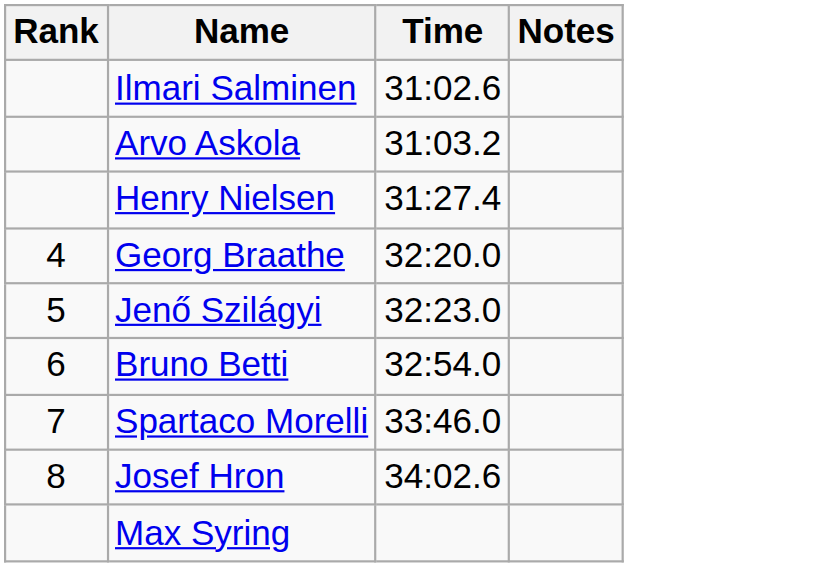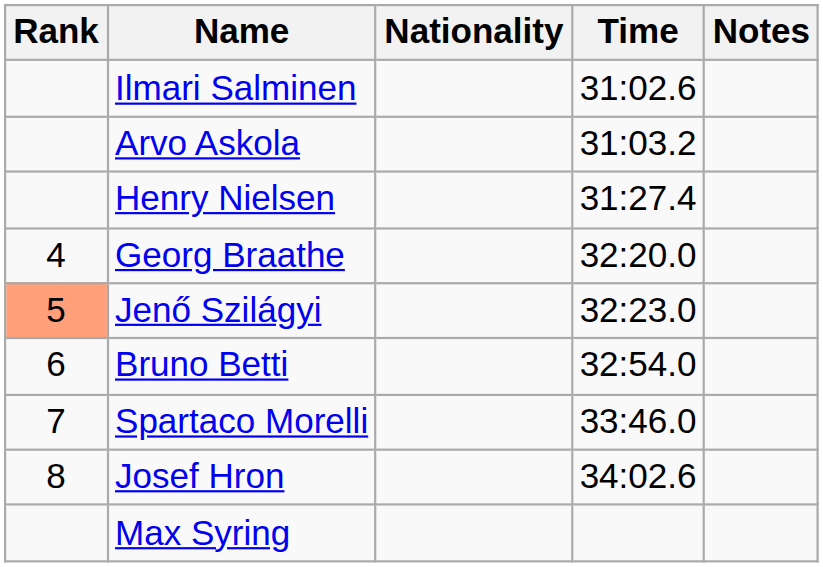+ column: (474, 32)
(56, 310) no background -> (56, 310) lightsalmon background
